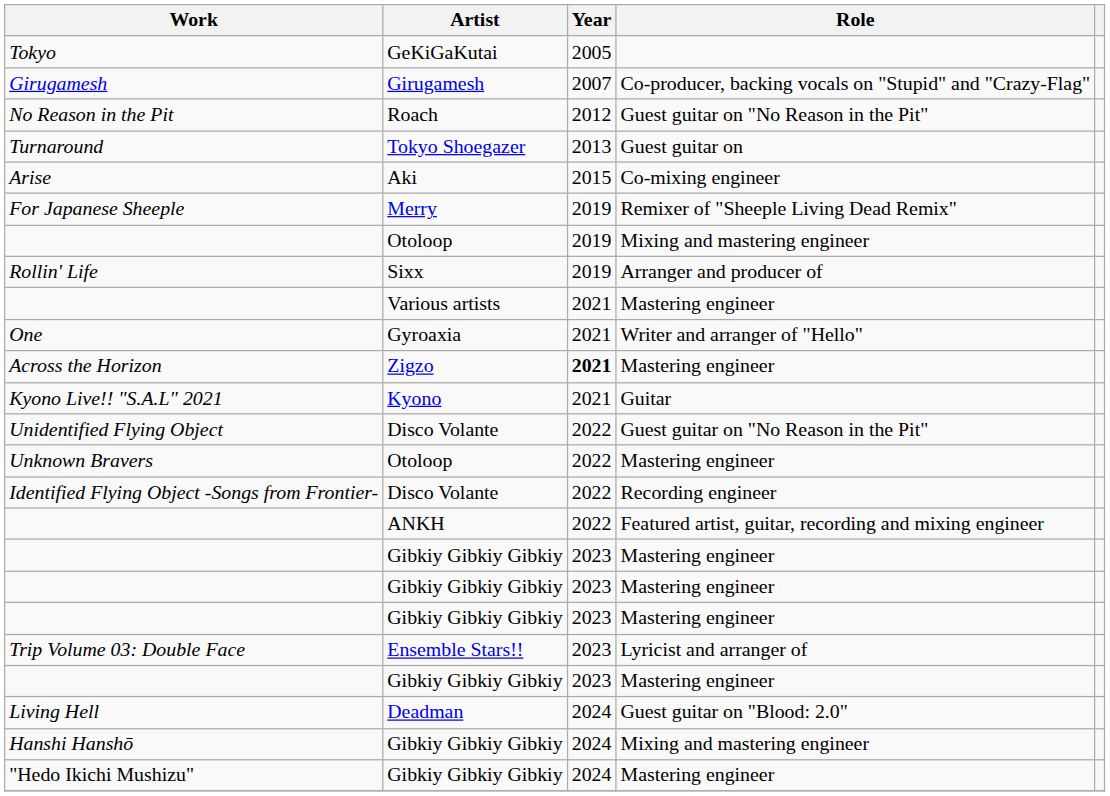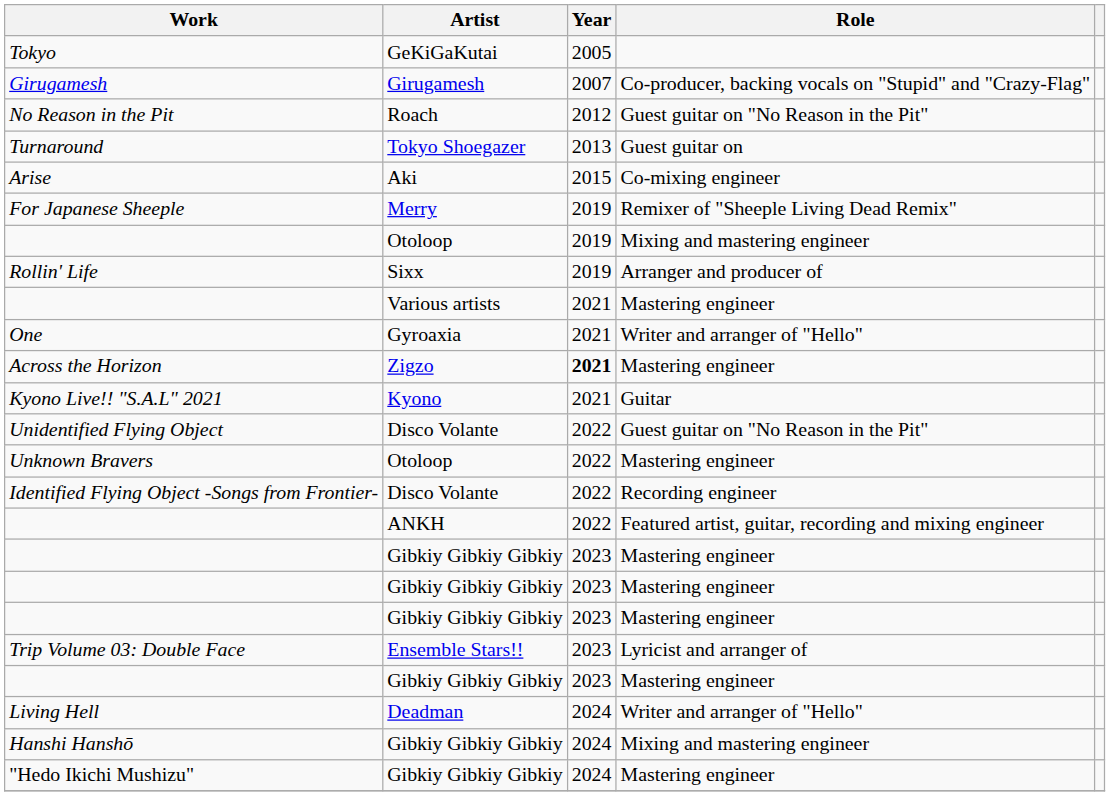(734, 712) Guest guitar on "Blood: 2.0" -> (742, 712) Writer and arranger of "Hello"
